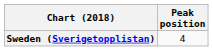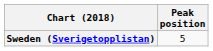(183, 39) 4 -> (183, 39) 5
